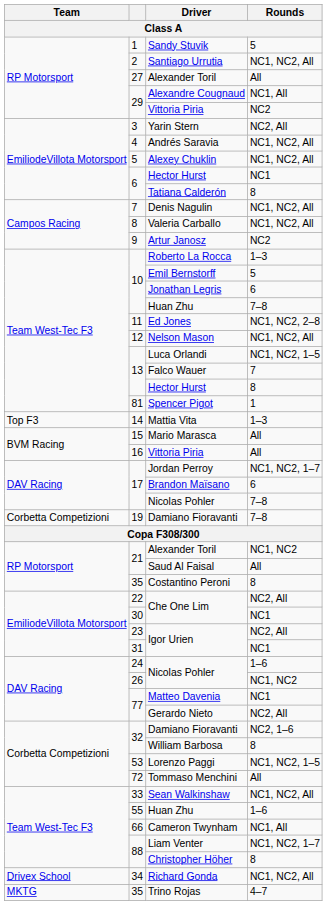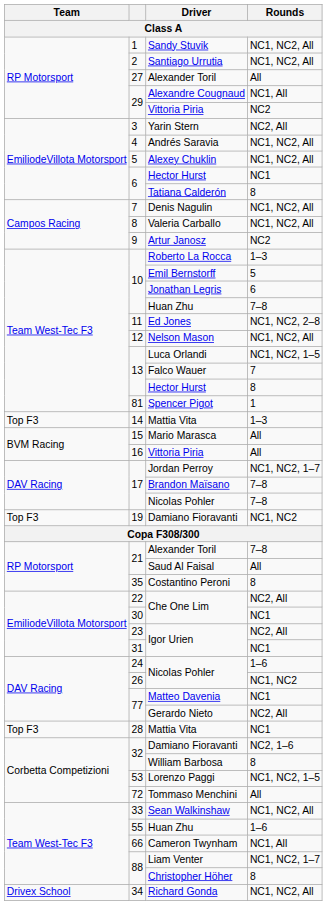(253, 45) 5 -> (282, 45) NC1, NC2, All
(253, 485) 6 -> (259, 485) 7–8
(58, 517) Corbetta Competizioni -> (23, 517) Top F3
(259, 517) 7–8 -> (273, 517) NC1, NC2
(273, 550) NC1, NC2 -> (259, 550) 7–8
+ row: (137, 729)
- row: (137, 892)
